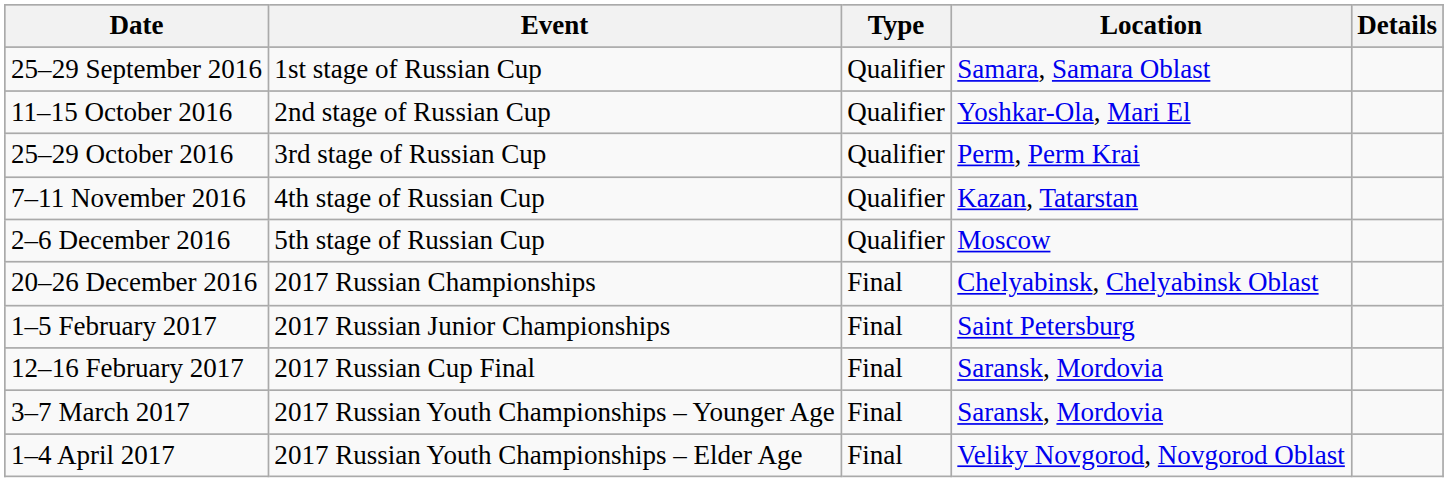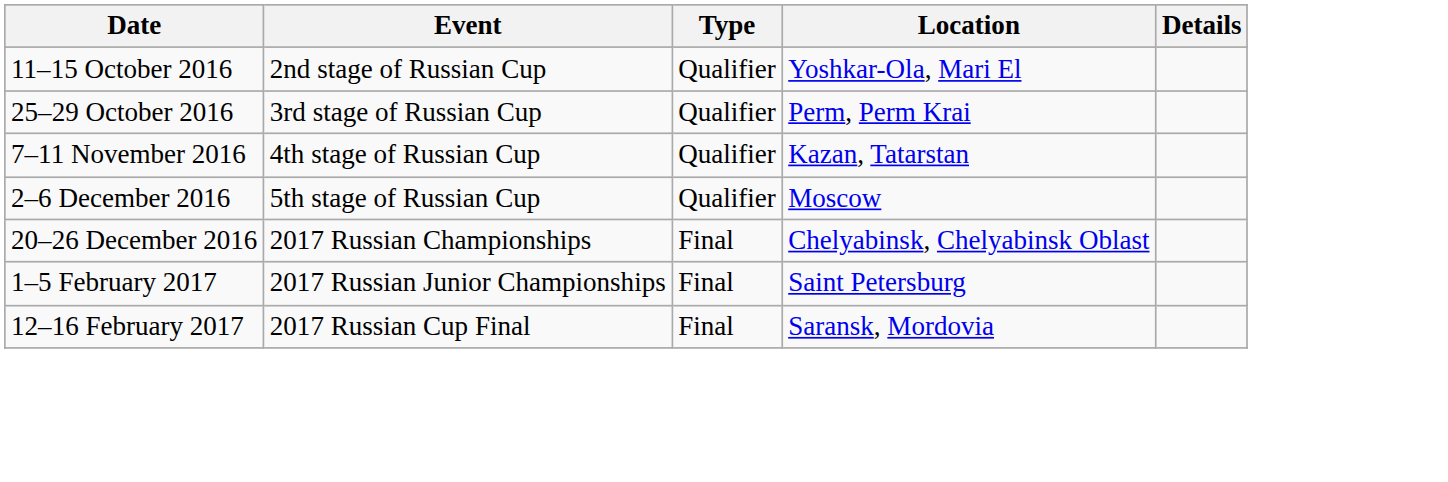- row: (136, 68)
- row: (100, 411)
- row: (93, 454)
